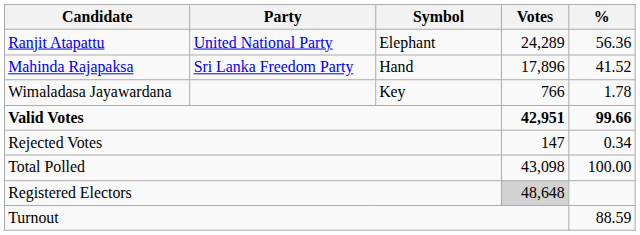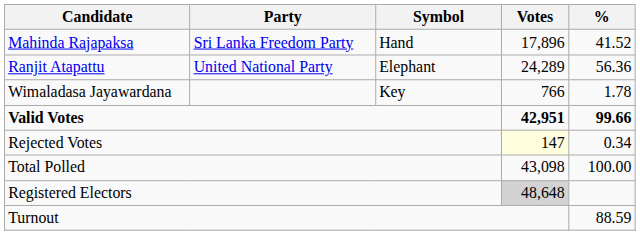rows swapped: (56, 42) <-> (71, 67)
(553, 142) no background -> (553, 142) lightyellow background
